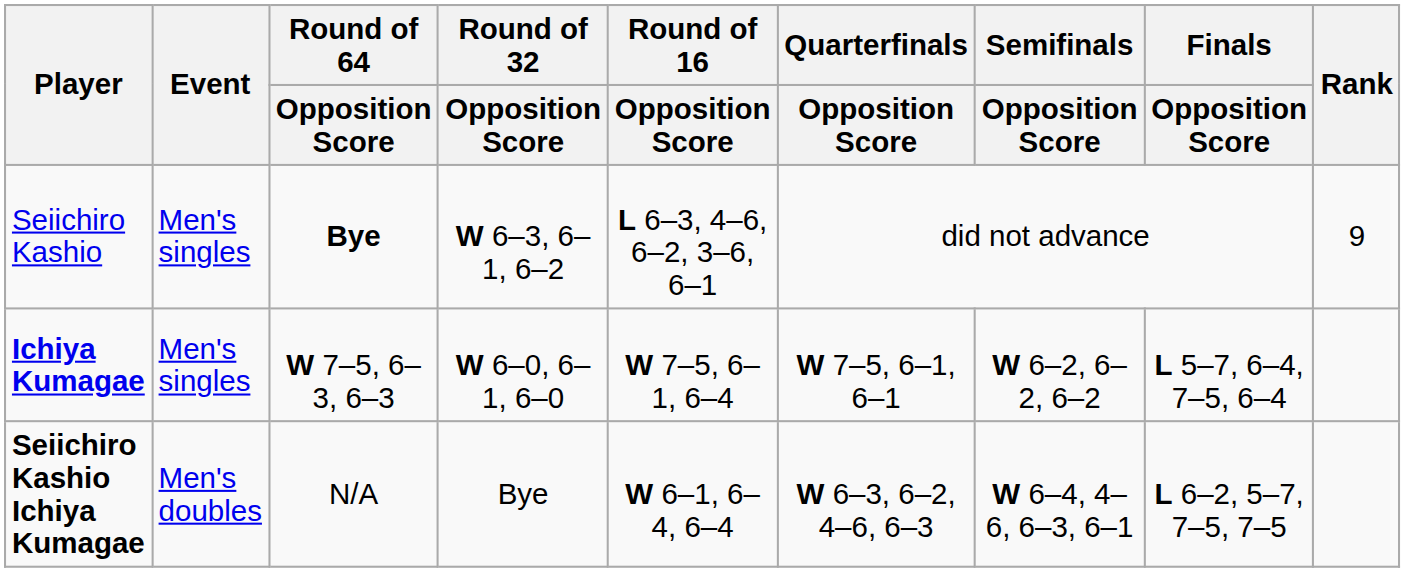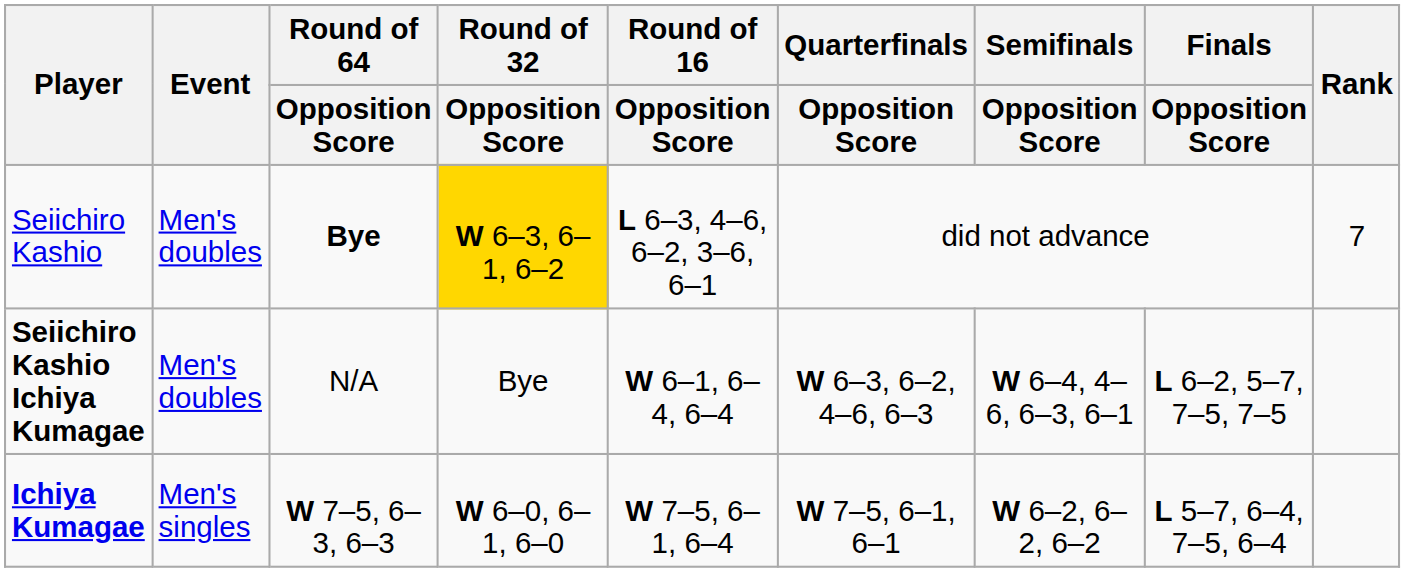(204, 237) Men's singles -> (210, 237) Men's doubles
(523, 253) no background -> (523, 253) gold background
(1357, 237) 9 -> (1357, 237) 7
rows swapped: (78, 365) <-> (78, 494)
